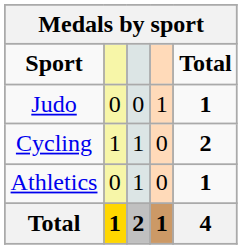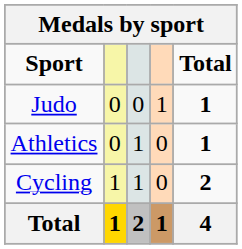rows swapped: (54, 182) <-> (54, 143)
